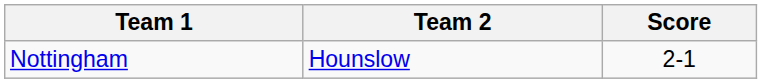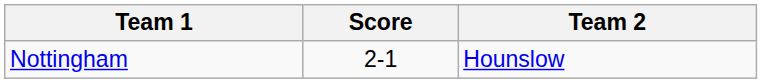columns swapped: (453, 22) <-> (679, 22)
